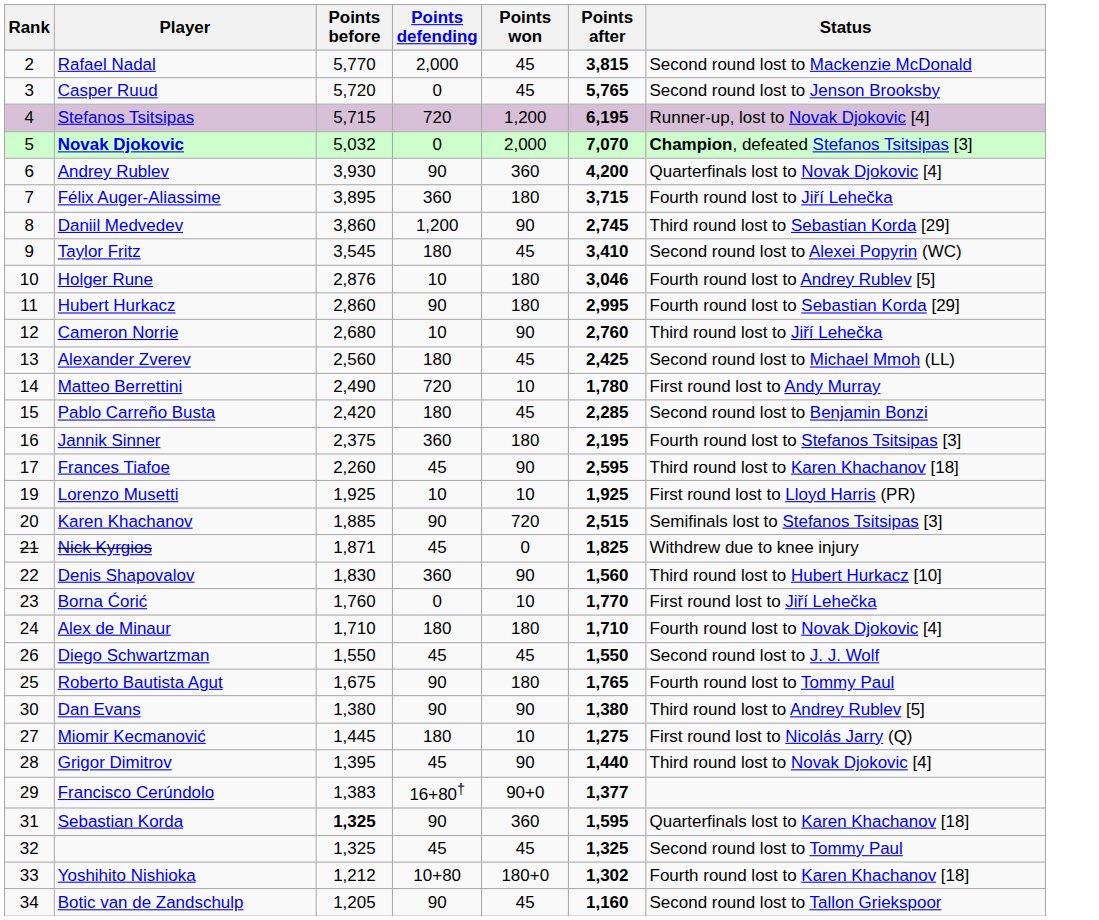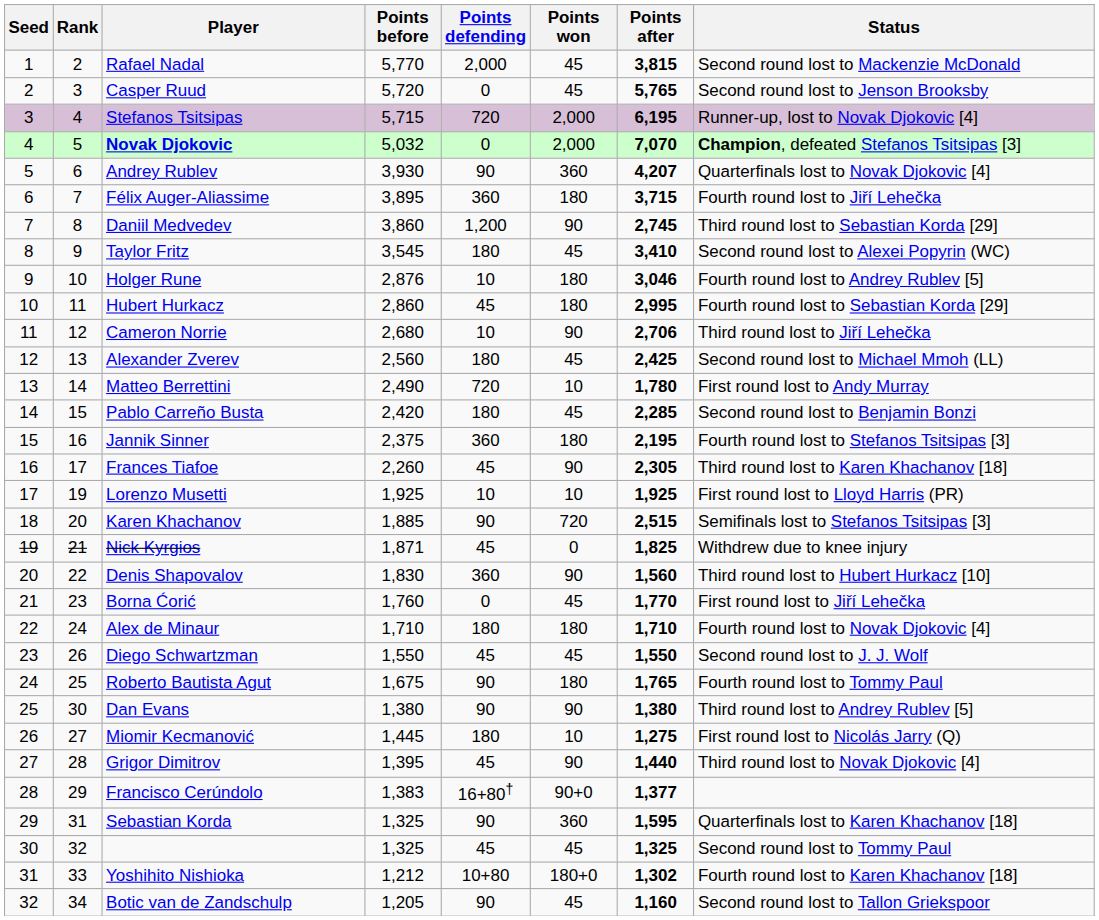+ column: (29, 27)
(525, 117) 1,200 -> (574, 117) 2,000
(607, 171) 4,200 -> (656, 171) 4,207
(437, 306) 90 -> (486, 306) 45
(607, 332) 2,760 -> (656, 332) 2,706
(607, 467) 2,595 -> (656, 467) 2,305
(525, 601) 10 -> (574, 601) 45
(354, 821) bold -> (403, 821) normal
